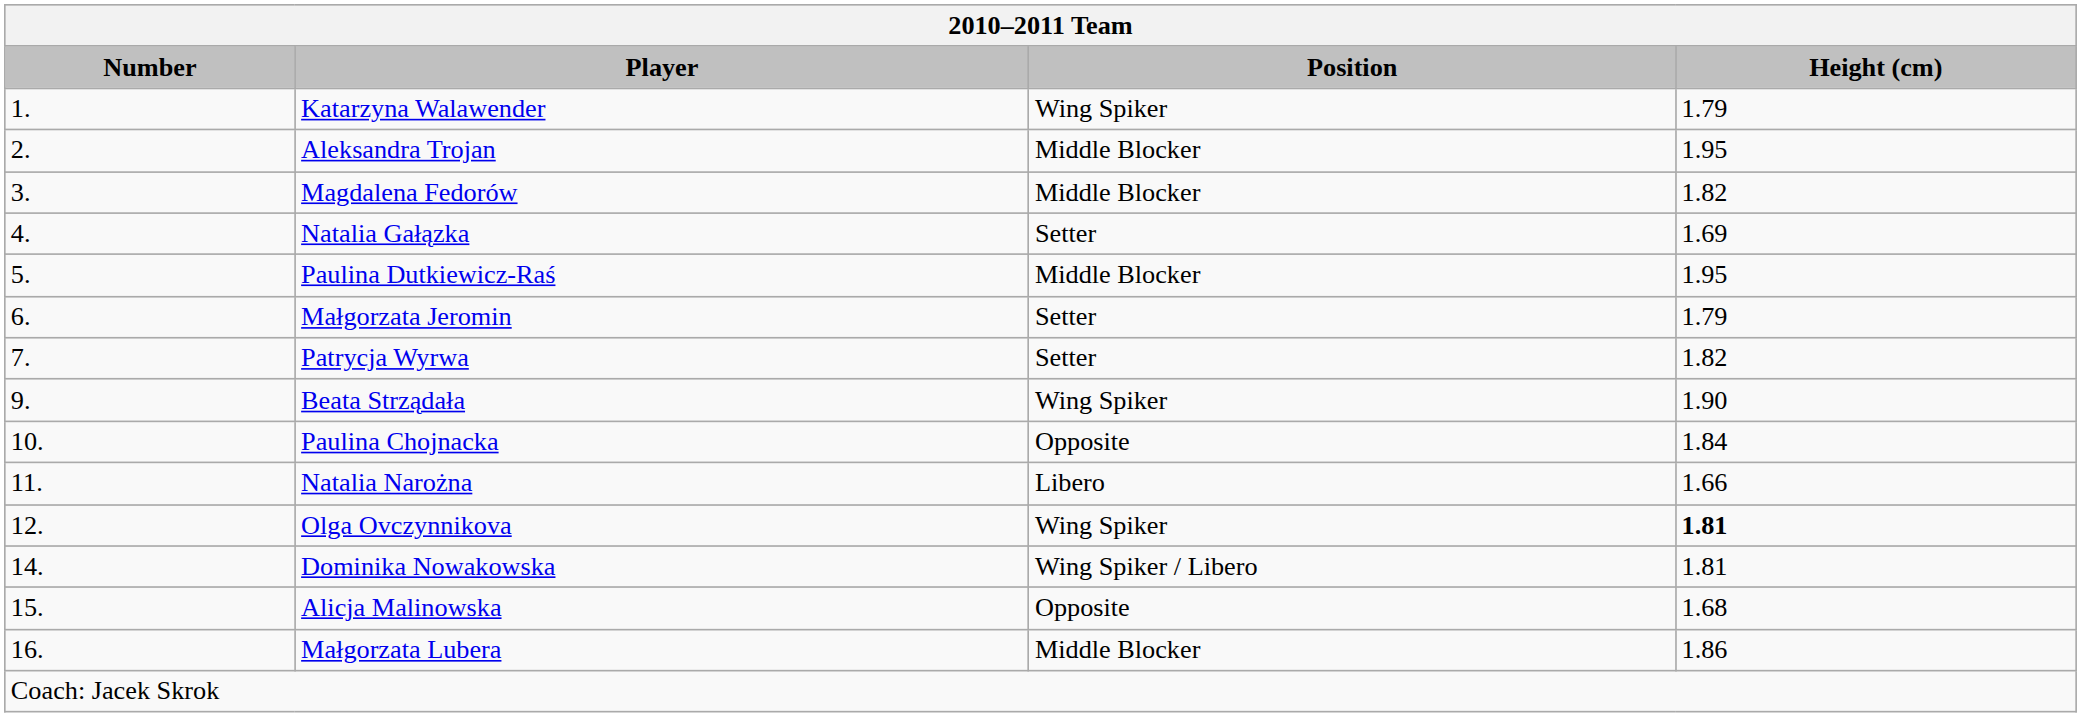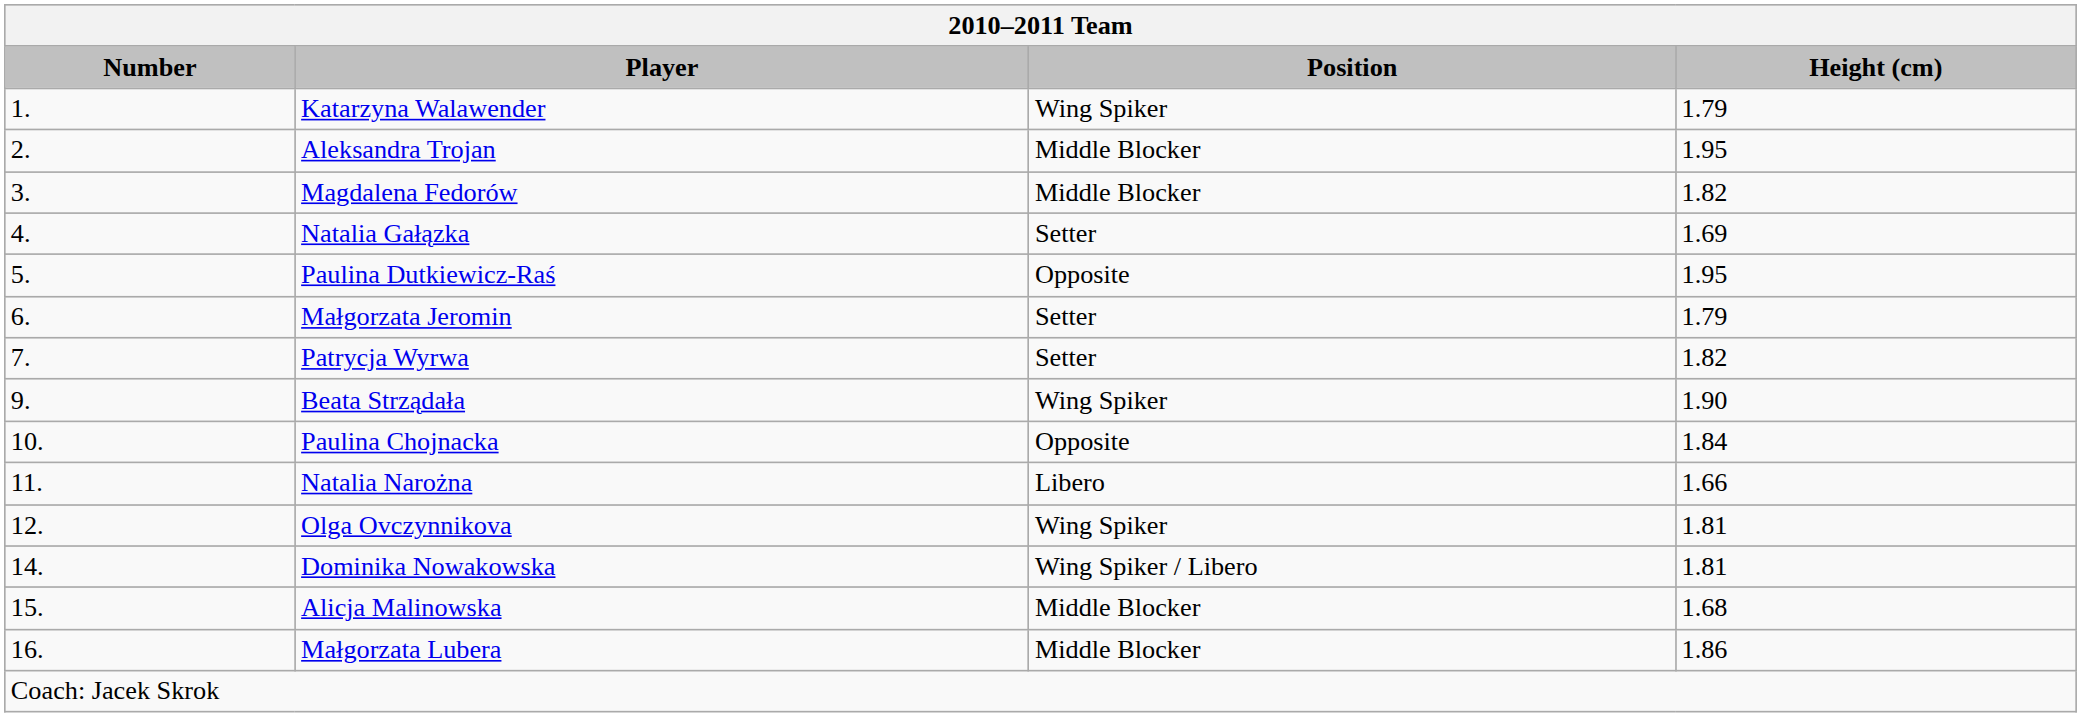(1118, 274) Middle Blocker -> (1082, 274) Opposite
(1705, 524) bold -> (1705, 524) normal
(1082, 607) Opposite -> (1118, 607) Middle Blocker
